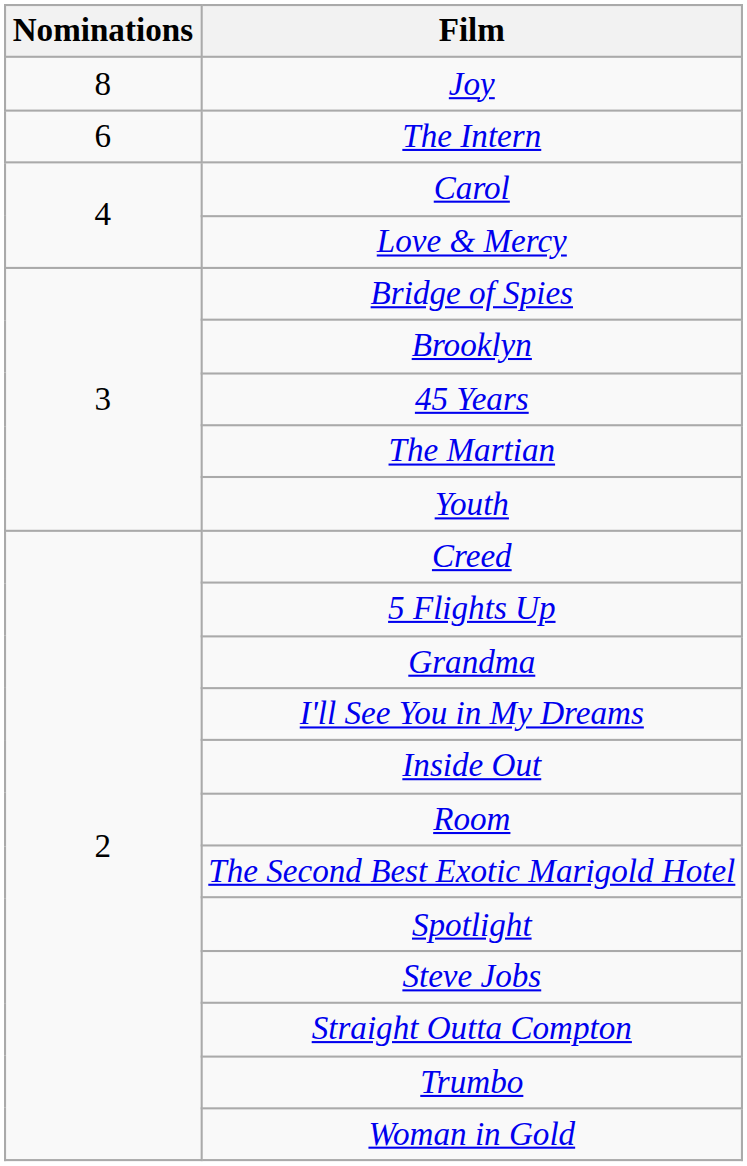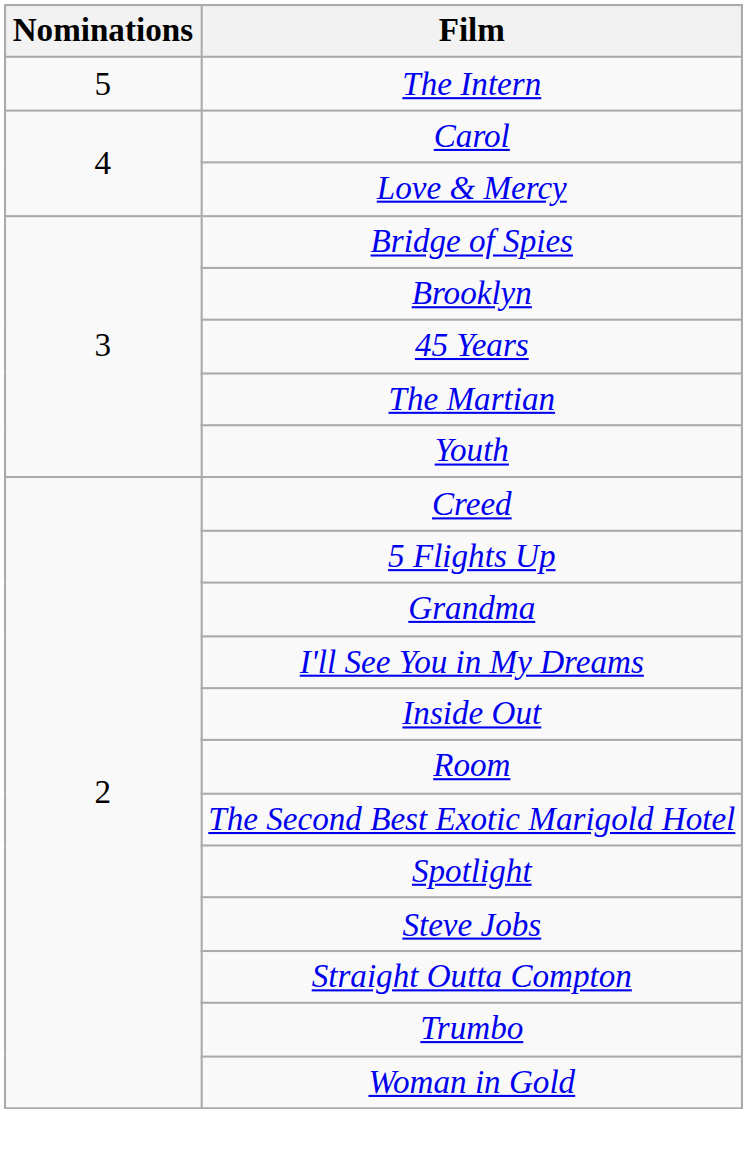- row: (472, 83)
(103, 135) 6 -> (103, 83) 5
